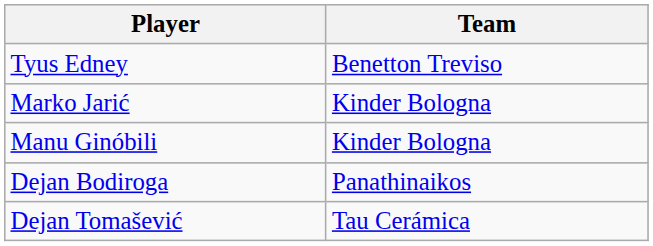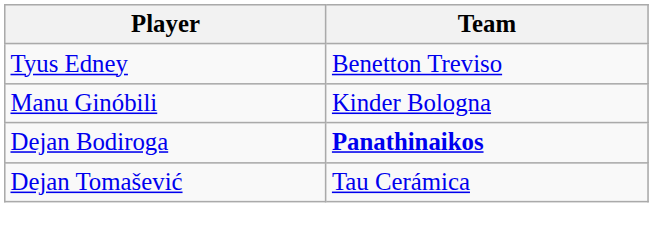- row: (70, 102)
(401, 181) normal -> (408, 142) bold
